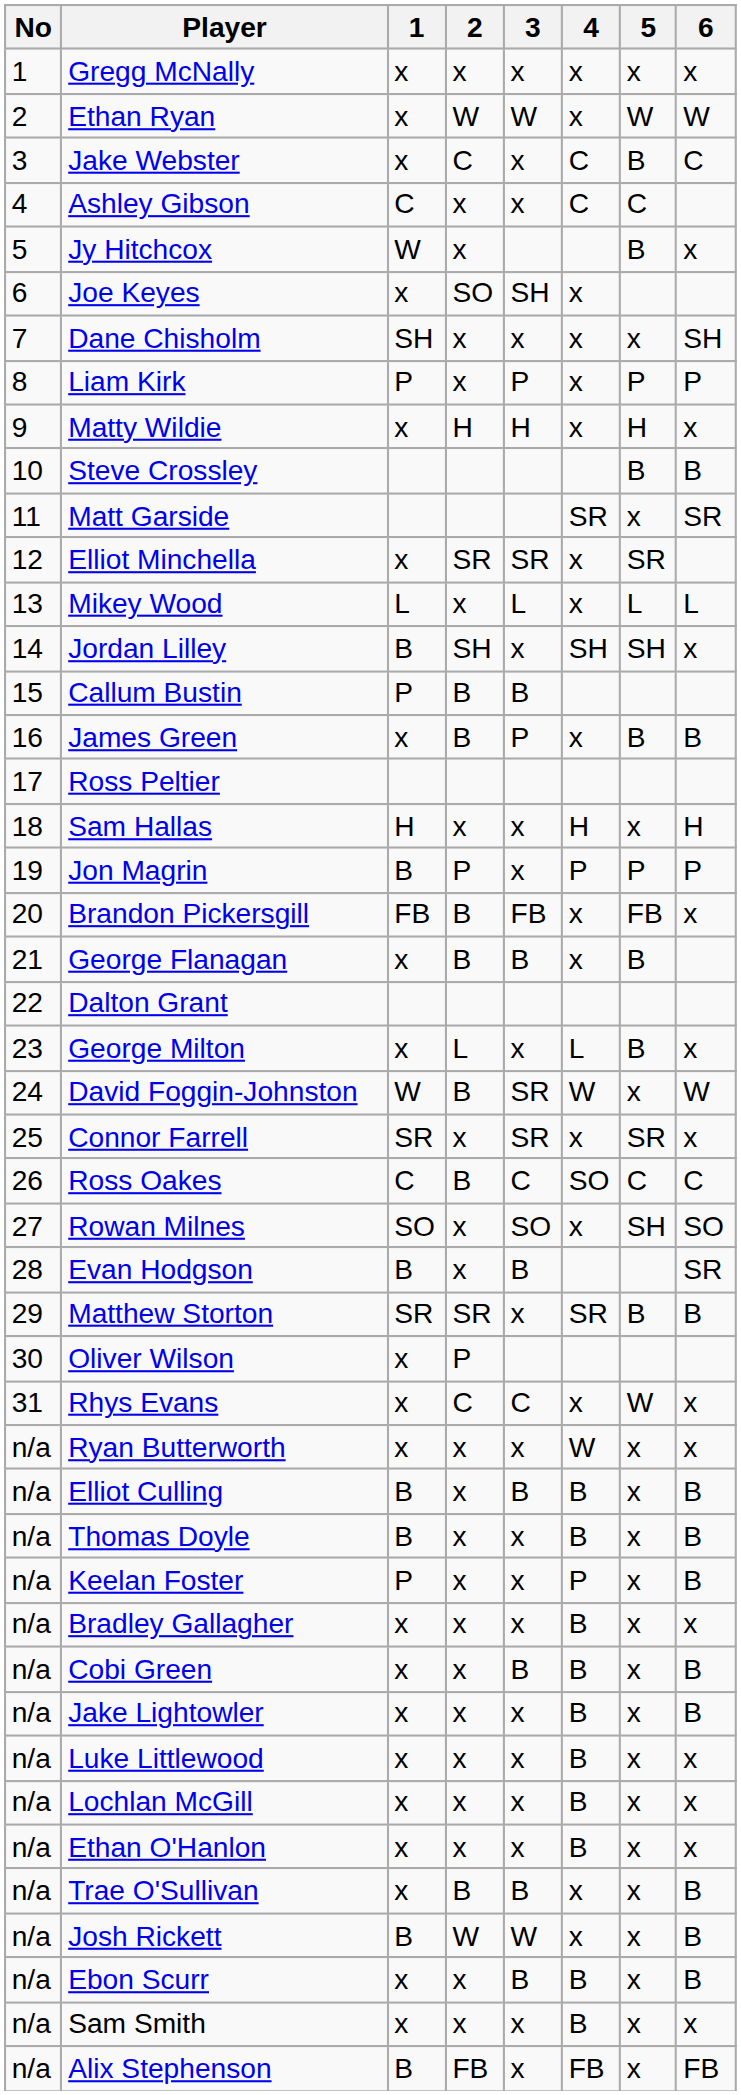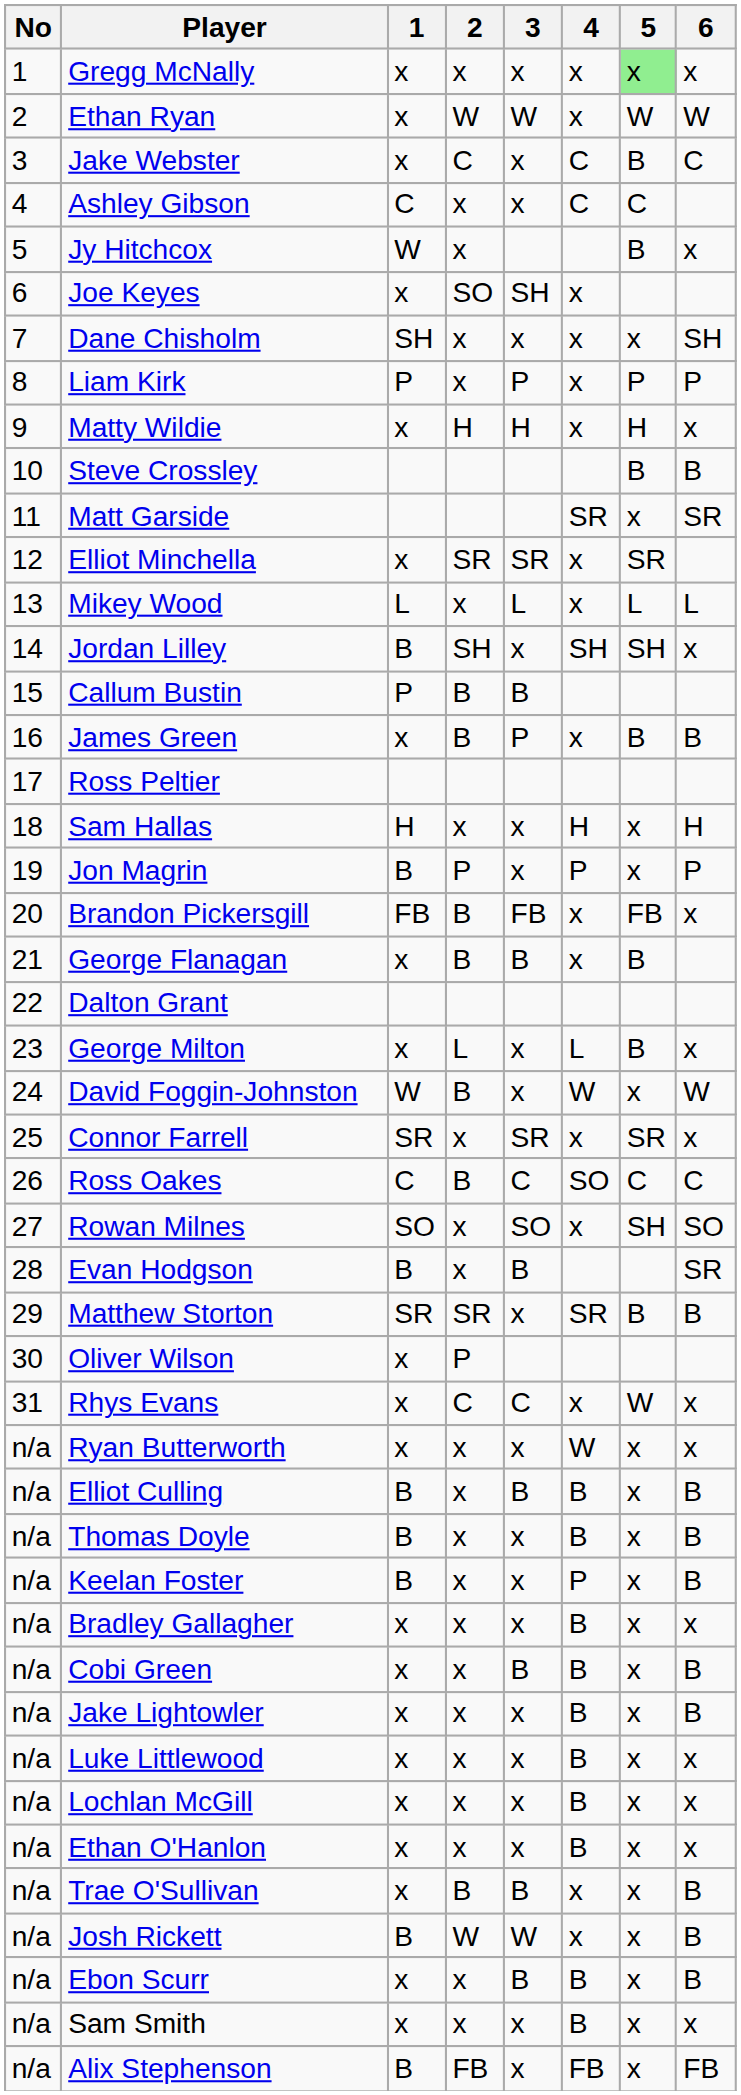(634, 71) no background -> (634, 71) lightgreen background
(636, 870) P -> (634, 870) x
(530, 1092) SR -> (518, 1092) x
(404, 1580) P -> (404, 1580) B
